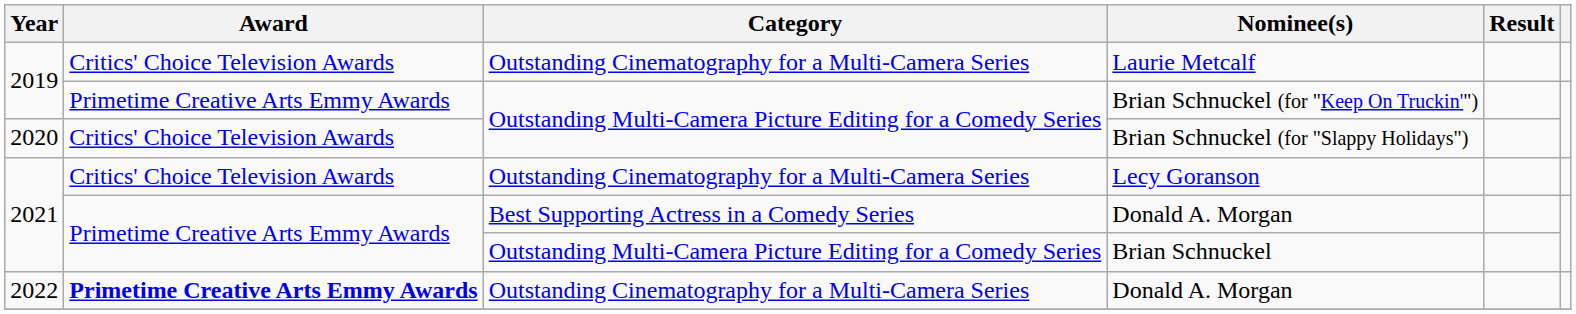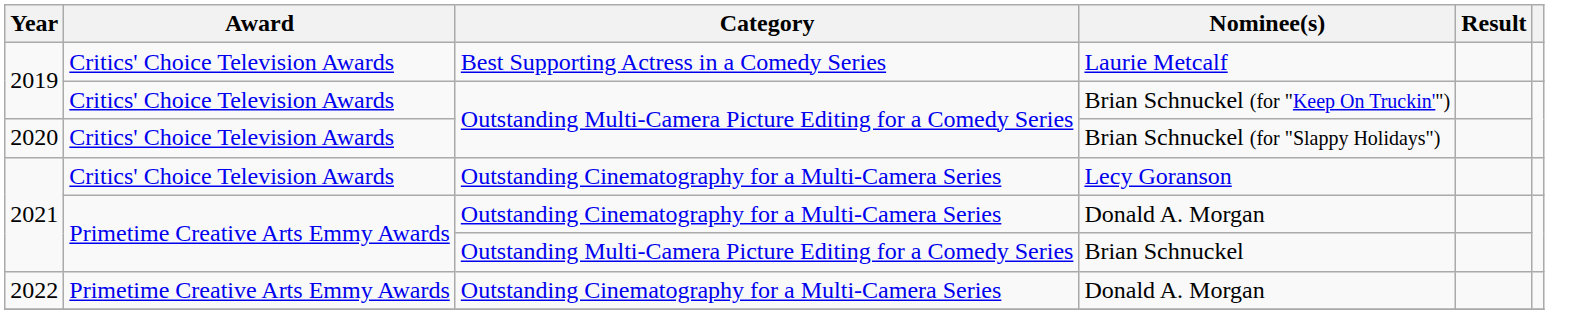(759, 61) Outstanding Cinematography for a Multi-Camera Series -> (673, 61) Best Supporting Actress in a Comedy Series
(260, 99) Primetime Creative Arts Emmy Awards -> (232, 99) Critics' Choice Television Awards
(701, 213) Best Supporting Actress in a Comedy Series -> (731, 213) Outstanding Cinematography for a Multi-Camera Series
(274, 289) bold -> (260, 289) normal
